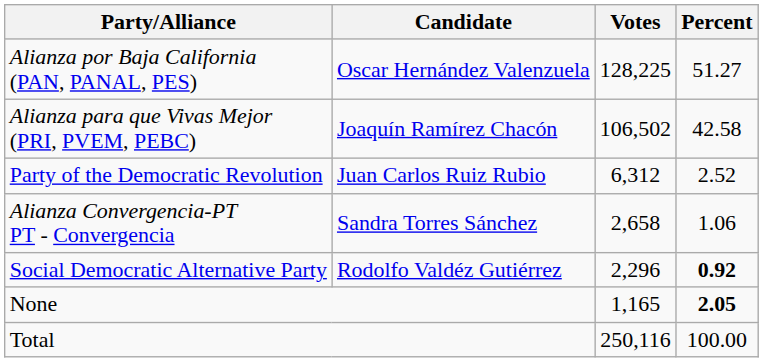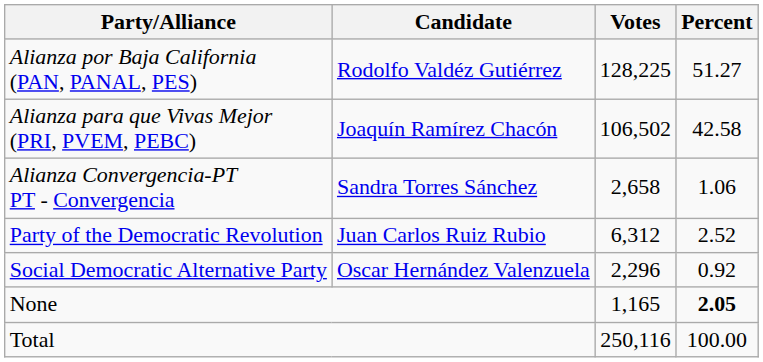(463, 68) Oscar Hernández Valenzuela -> (449, 68) Rodolfo Valdéz Gutiérrez
rows swapped: (166, 175) <-> (123, 222)
(449, 269) Rodolfo Valdéz Gutiérrez -> (463, 269) Oscar Hernández Valenzuela
(717, 269) bold -> (717, 269) normal
